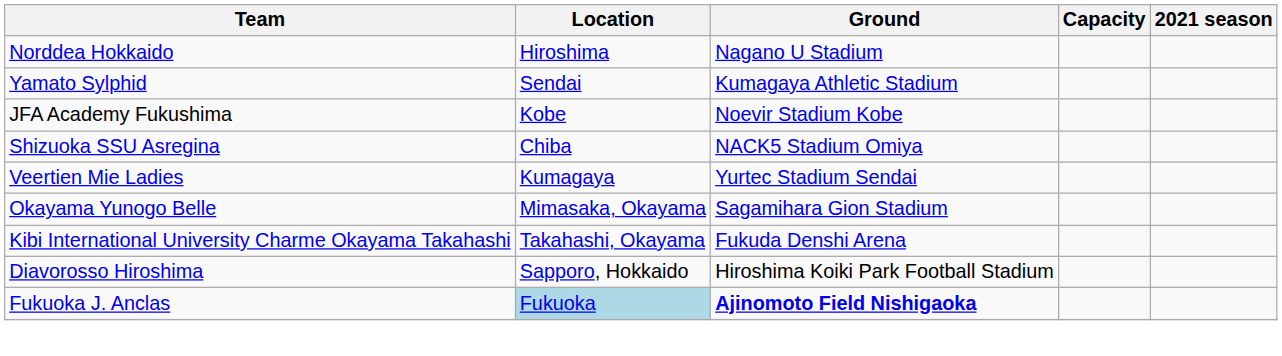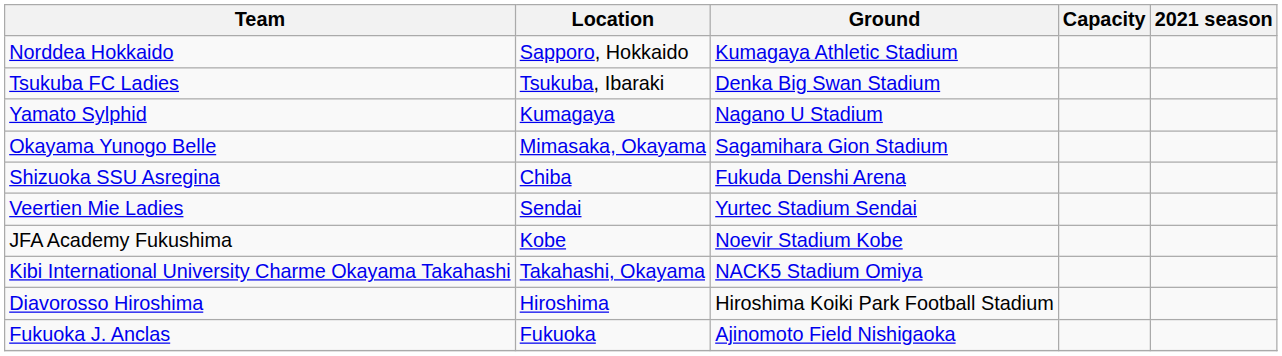(564, 51) Hiroshima -> (604, 51) Sapporo, Hokkaido
(799, 51) Nagano U Stadium -> (837, 51) Kumagaya Athletic Stadium
+ row: (94, 83)
(551, 83) Sendai -> (567, 114) Kumagaya
(837, 83) Kumagaya Athletic Stadium -> (799, 114) Nagano U Stadium
rows swapped: (121, 114) <-> (113, 209)
(819, 146) NACK5 Stadium Omiya -> (811, 177) Fukuda Denshi Arena
(567, 177) Kumagaya -> (551, 209) Sendai
(811, 240) Fukuda Denshi Arena -> (819, 271) NACK5 Stadium Omiya
(604, 271) Sapporo, Hokkaido -> (564, 303) Hiroshima
(558, 303) lightblue background -> (558, 334) no background
(846, 303) bold -> (835, 334) normal
